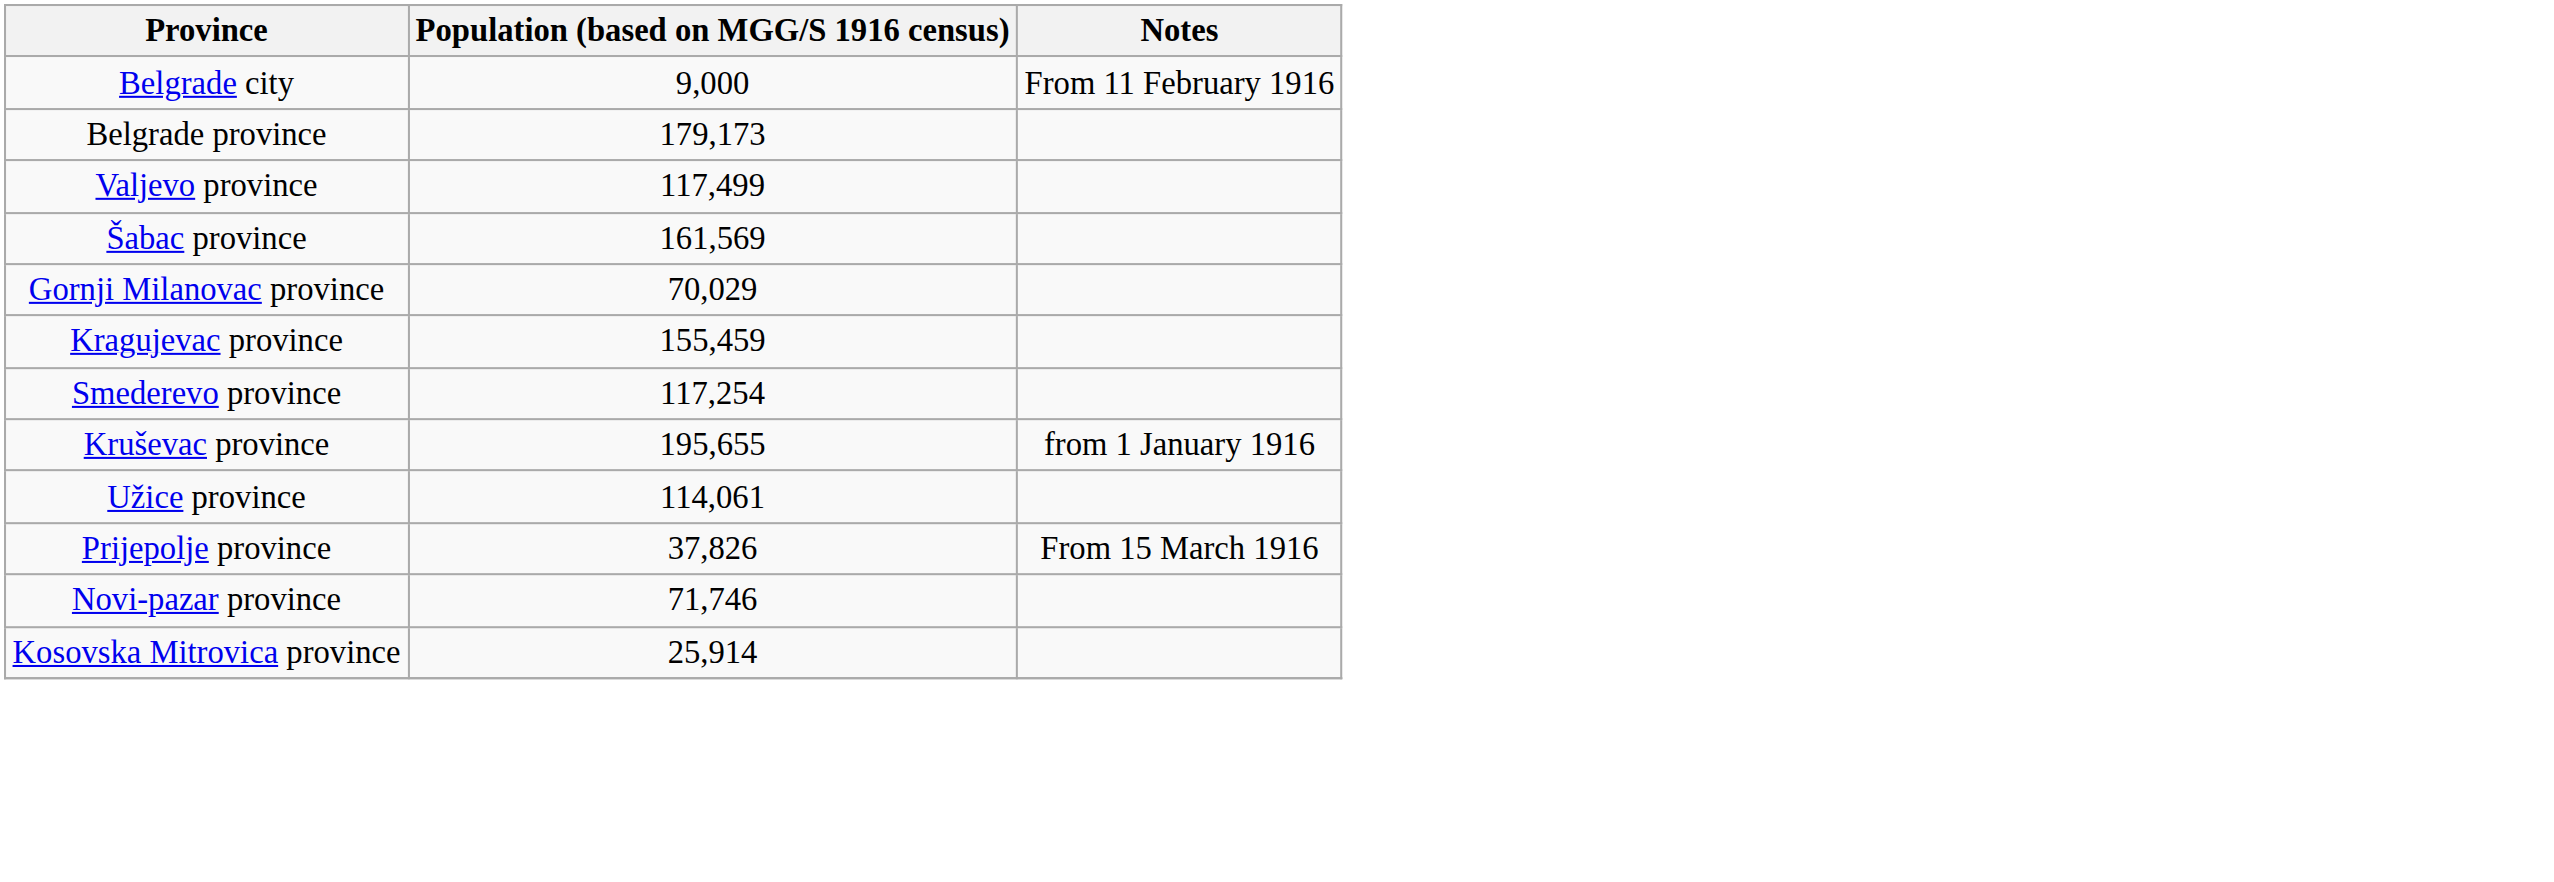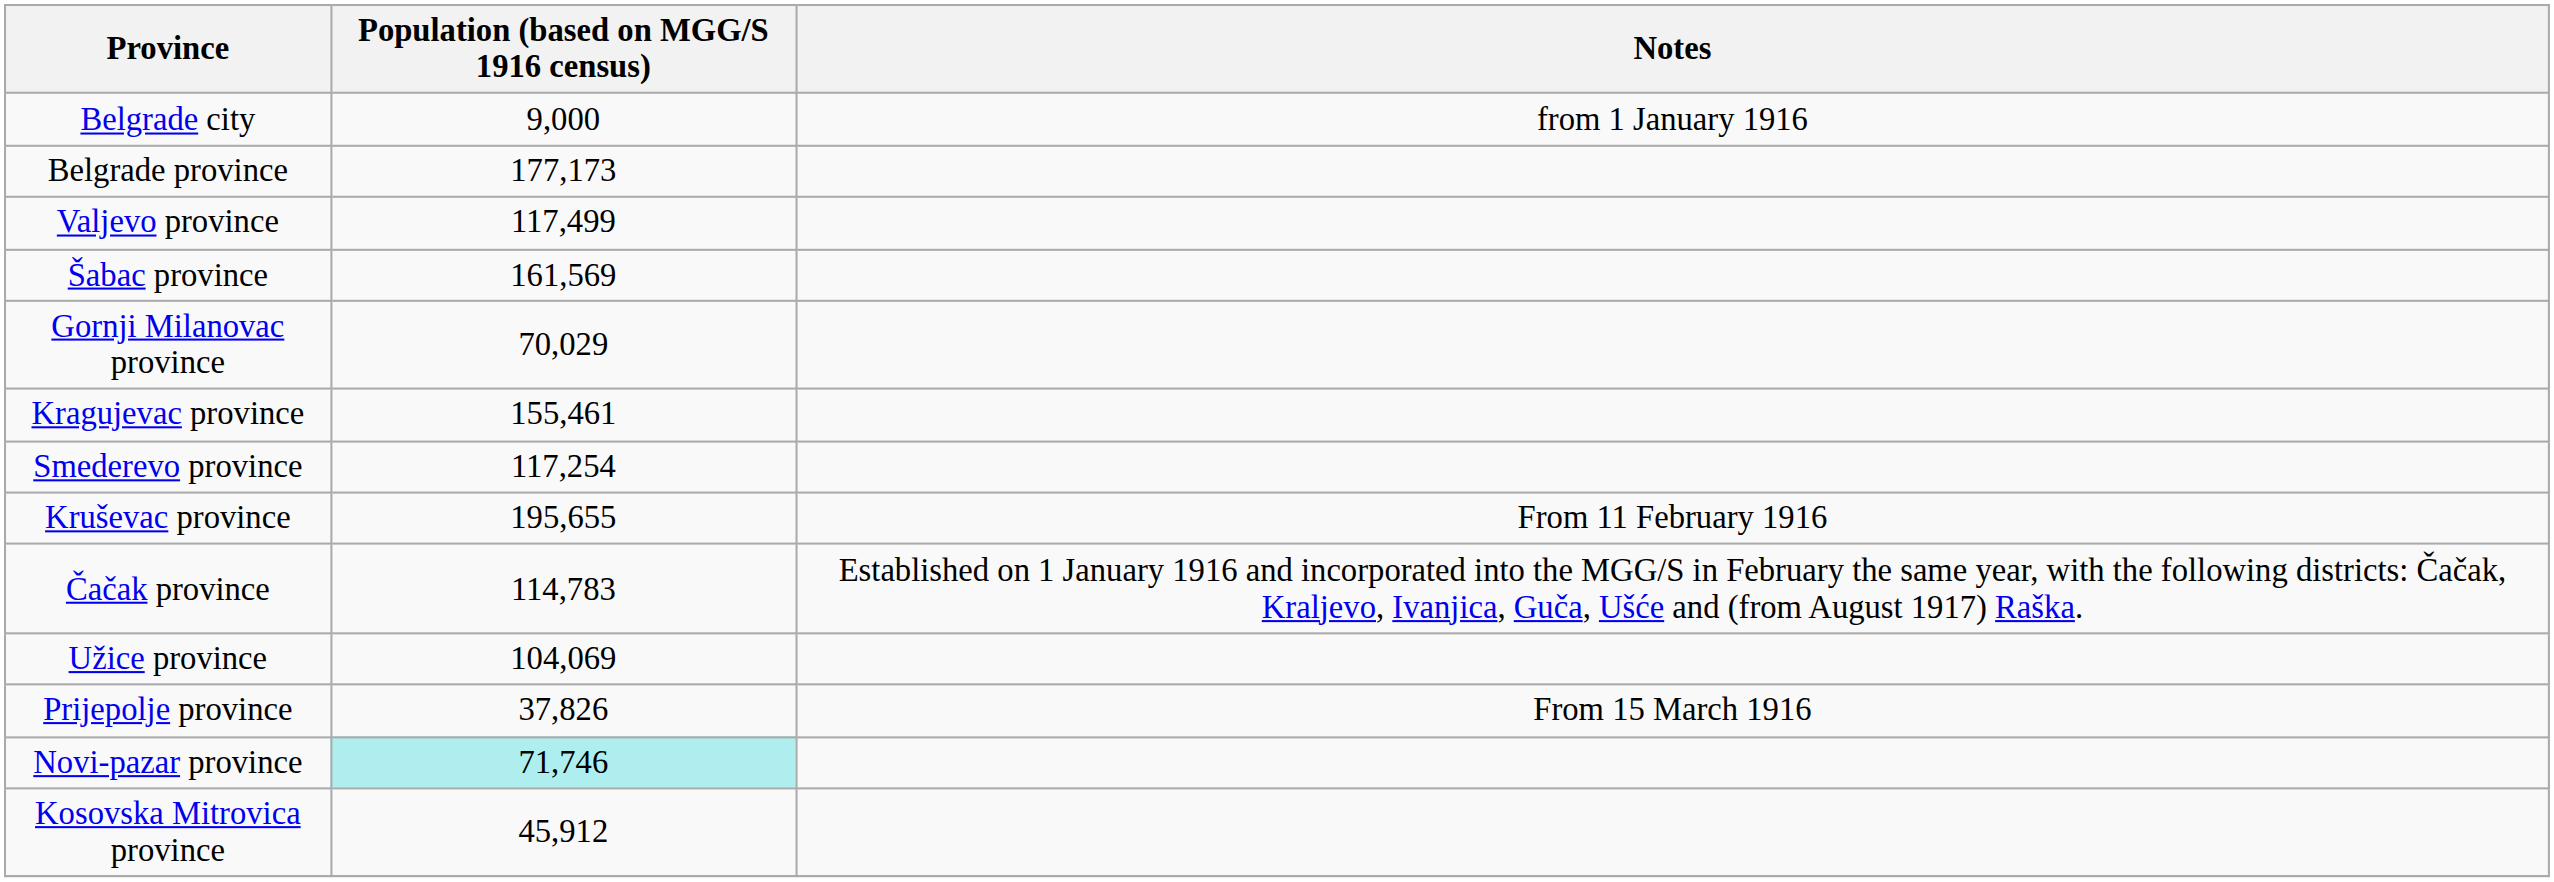(1179, 82) From 11 February 1916 -> (1672, 118) from 1 January 1916
(713, 133) 179,173 -> (563, 170) 177,173
(713, 340) 155,459 -> (563, 414) 155,461
(1179, 444) from 1 January 1916 -> (1672, 517) From 11 February 1916
+ row: (168, 588)
(713, 496) 114,061 -> (563, 658) 104,069
(713, 599) no background -> (563, 761) paleturquoise background
(713, 651) 25,914 -> (563, 831) 45,912
